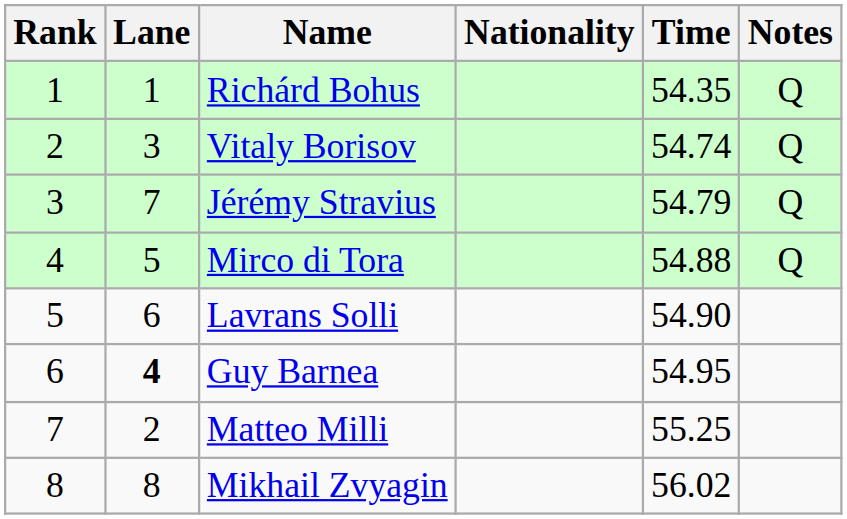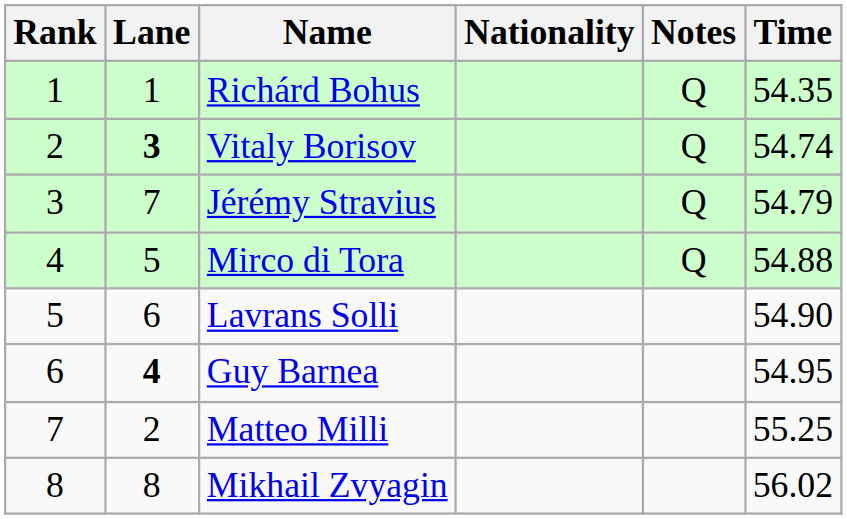columns swapped: (691, 32) <-> (790, 32)
(152, 145) normal -> (152, 145) bold
